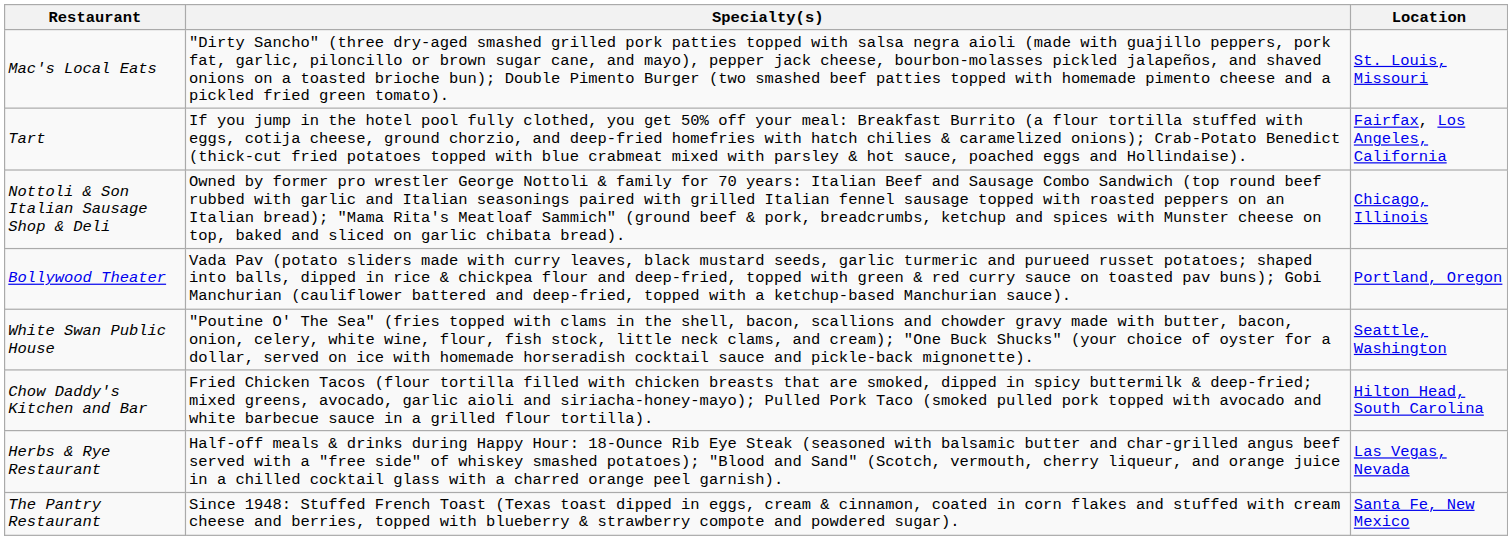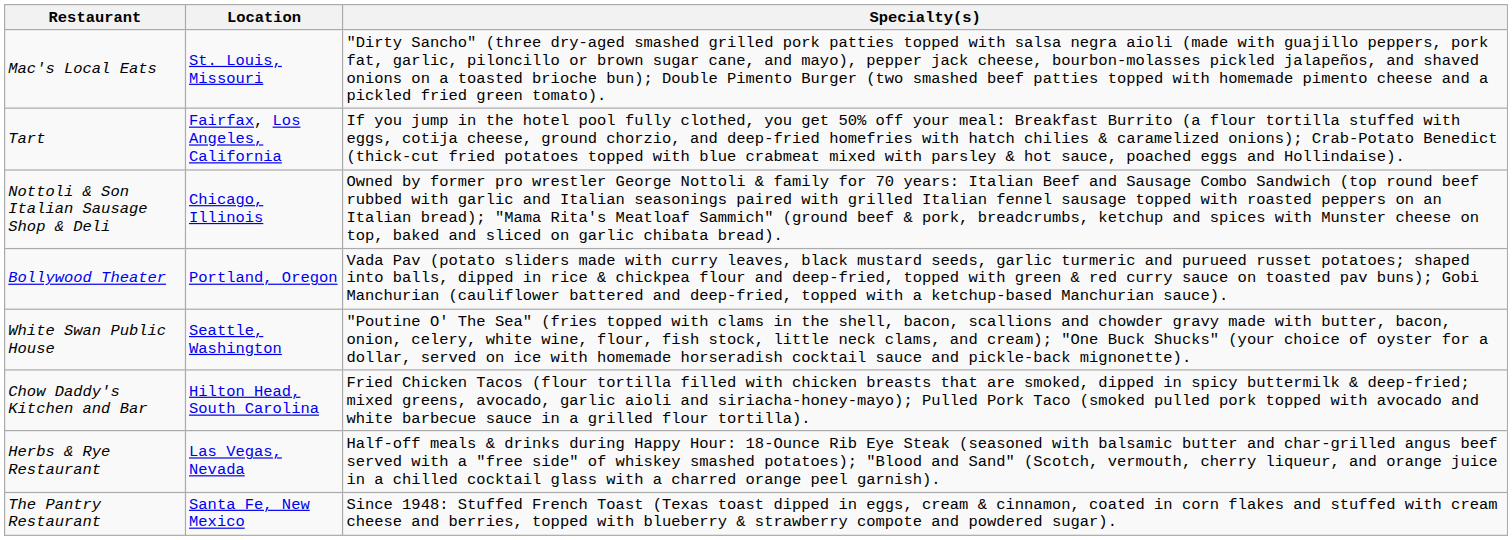columns swapped: (1429, 17) <-> (768, 17)
